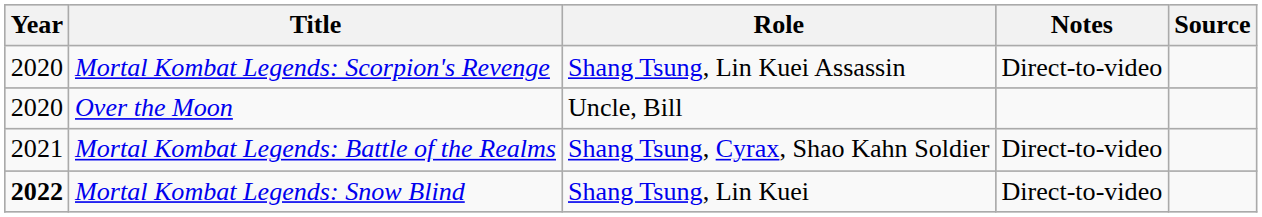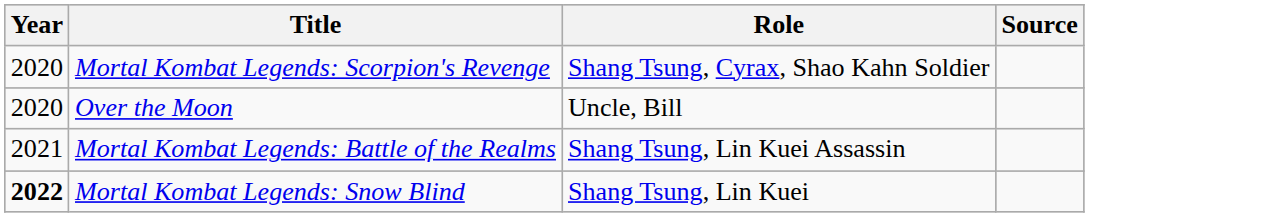- column: (1082, 25)
(737, 66) Shang Tsung, Lin Kuei Assassin -> (779, 66) Shang Tsung, Cyrax, Shao Kahn Soldier
(779, 149) Shang Tsung, Cyrax, Shao Kahn Soldier -> (737, 149) Shang Tsung, Lin Kuei Assassin
